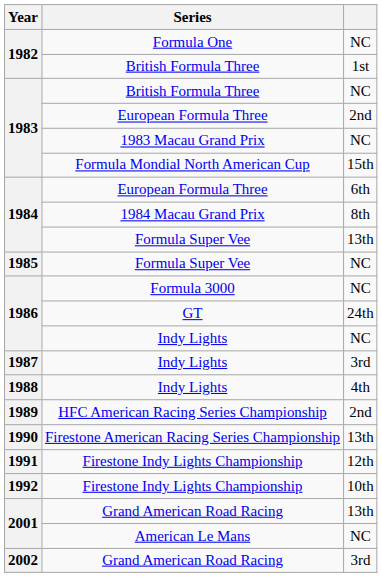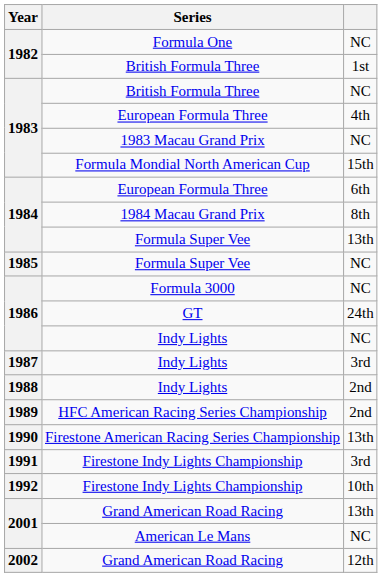(360, 116) 2nd -> (360, 116) 4th
(360, 387) 4th -> (360, 387) 2nd
(360, 461) 12th -> (360, 461) 3rd
(360, 560) 3rd -> (360, 560) 12th
